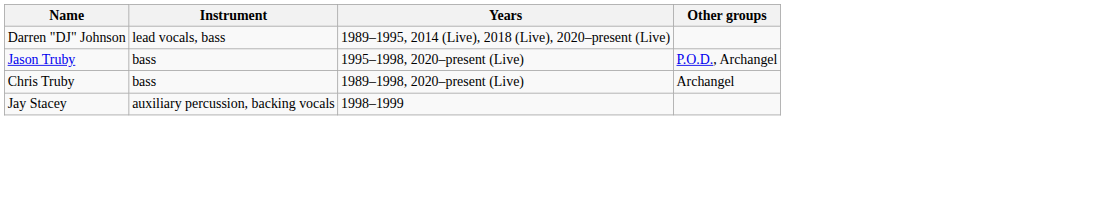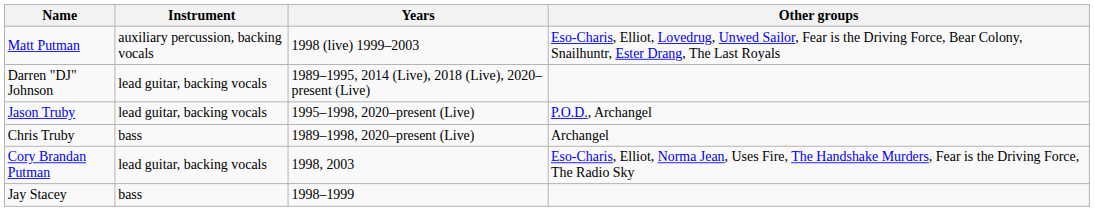+ row: (44, 45)
(179, 37) lead vocals, bass -> (193, 83) lead guitar, backing vocals
(144, 59) bass -> (193, 113) lead guitar, backing vocals
+ row: (47, 165)
(233, 103) auxiliary percussion, backing vocals -> (130, 194) bass
